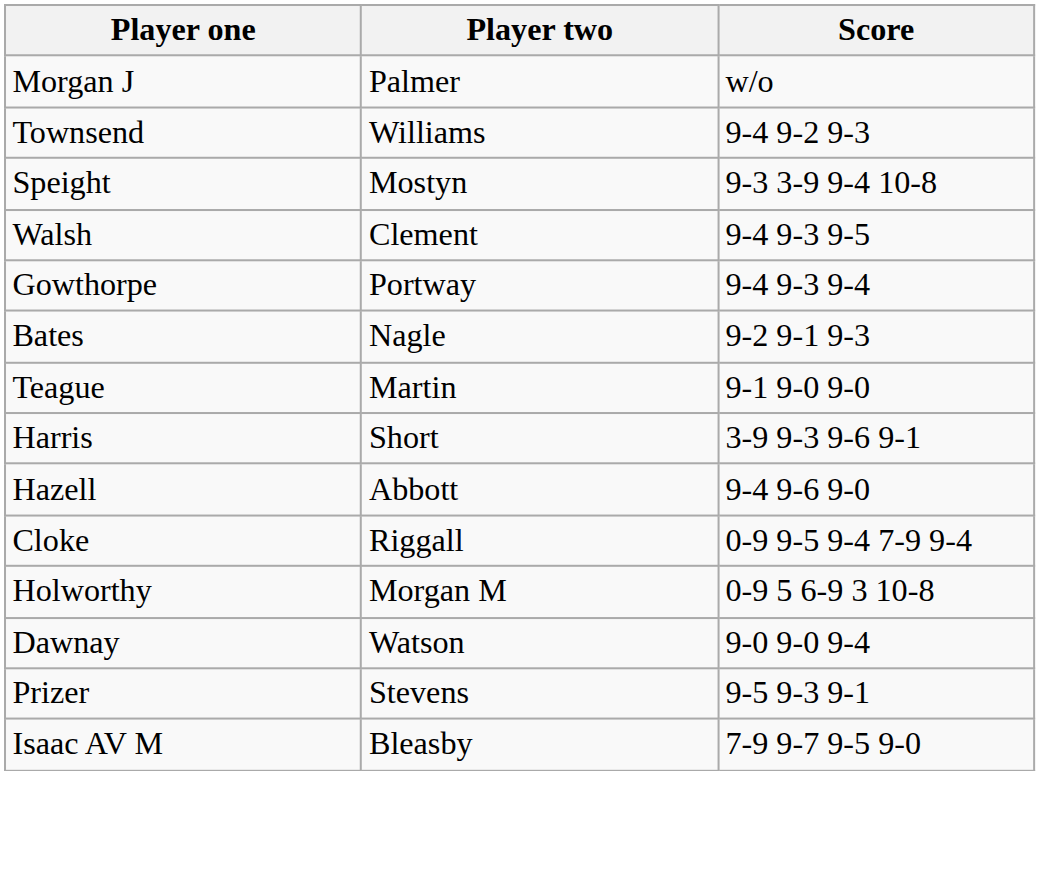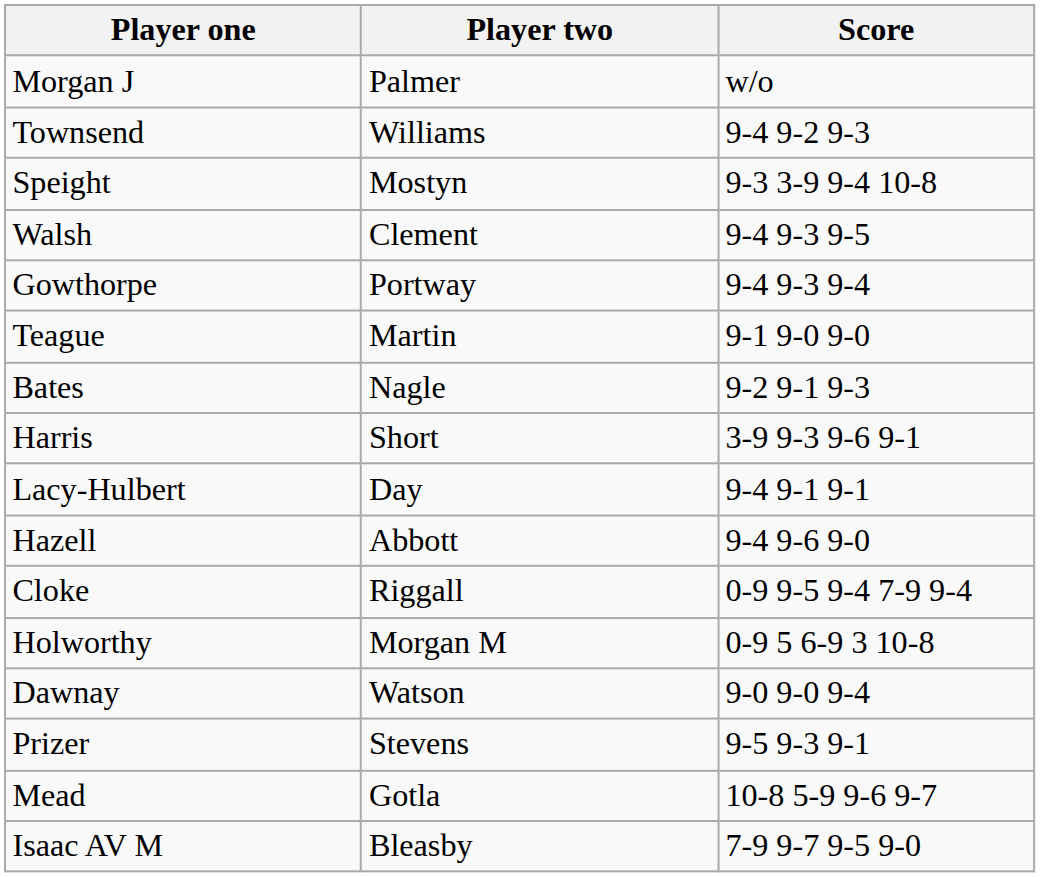rows swapped: (59, 387) <-> (48, 336)
+ row: (99, 489)
+ row: (49, 795)
